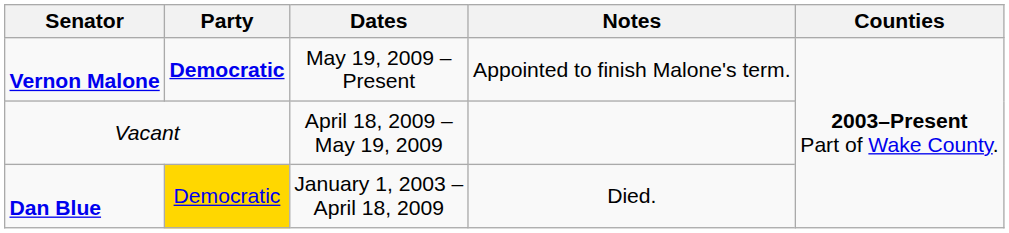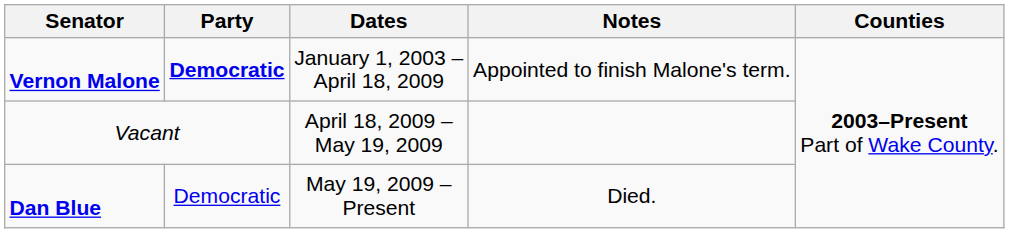(379, 69) May 19, 2009 – Present -> (379, 69) January 1, 2003 – April 18, 2009
(227, 196) gold background -> (227, 196) no background
(379, 196) January 1, 2003 – April 18, 2009 -> (379, 196) May 19, 2009 – Present
